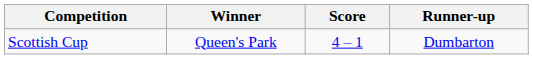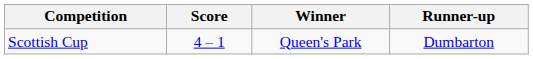columns swapped: (236, 16) <-> (347, 16)
